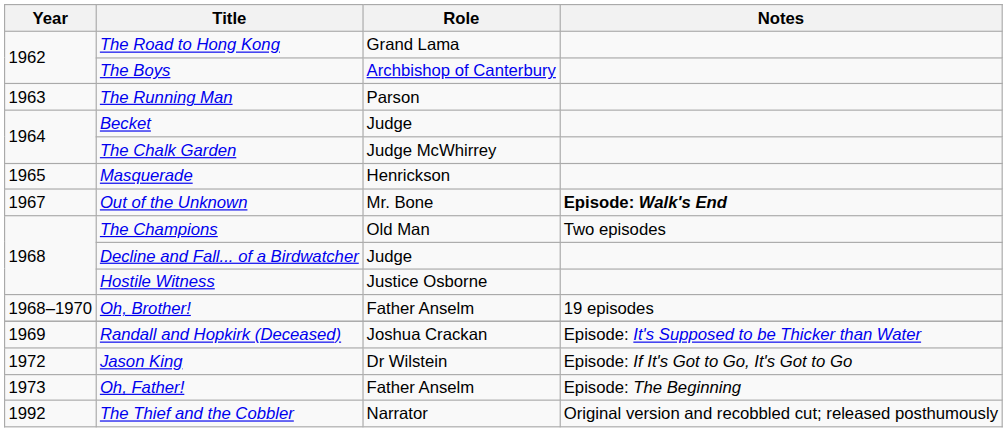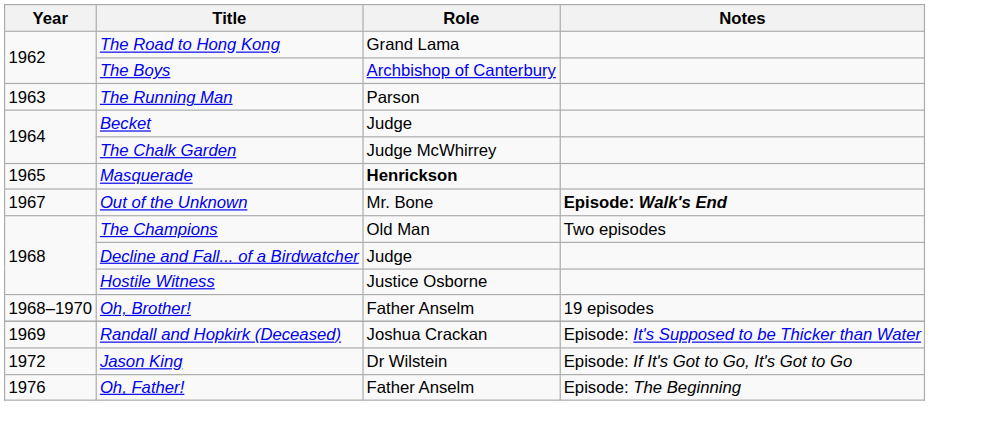(408, 177) normal -> (412, 177) bold
(27, 388) 1973 -> (27, 388) 1976
- row: (197, 414)
